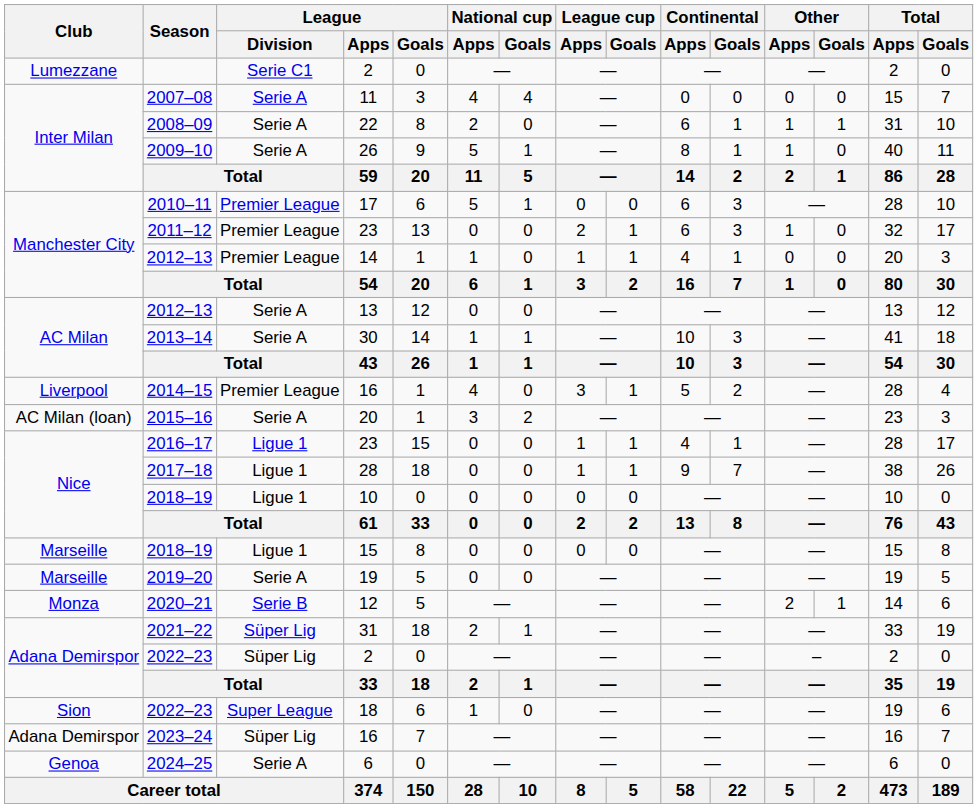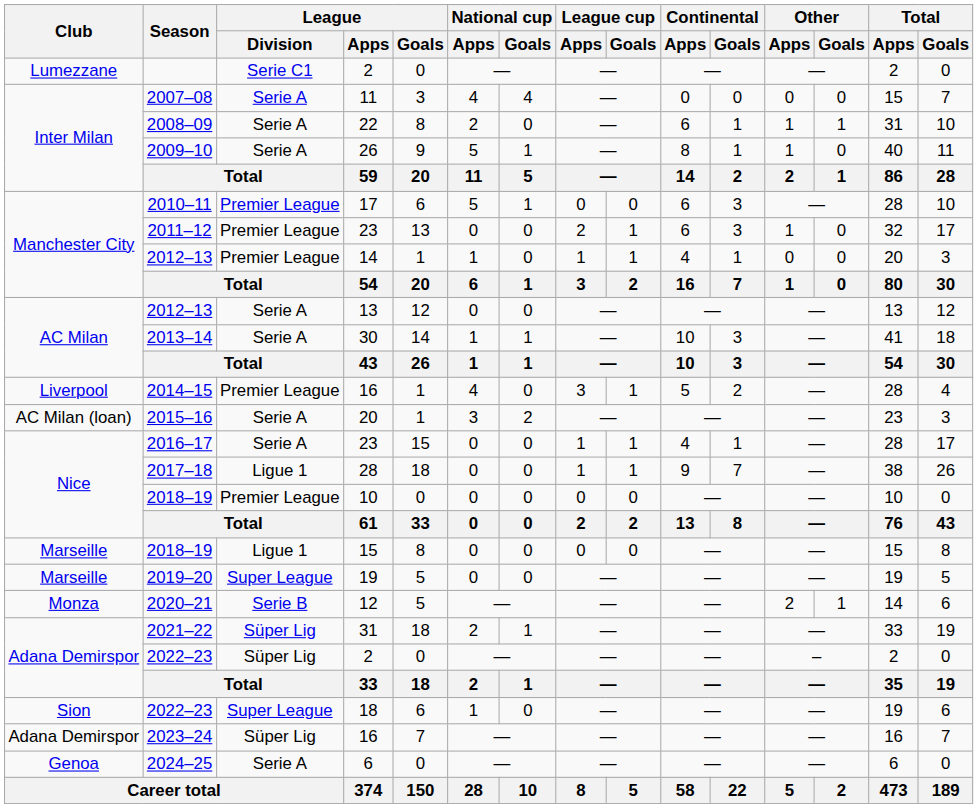(280, 444) Ligue 1 -> (280, 444) Serie A
(280, 497) Ligue 1 -> (280, 497) Premier League
(280, 577) Serie A -> (280, 577) Super League
